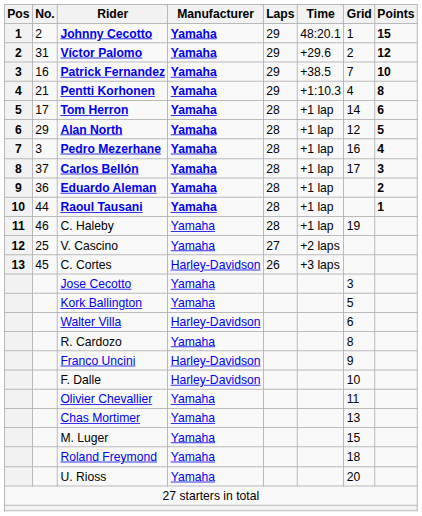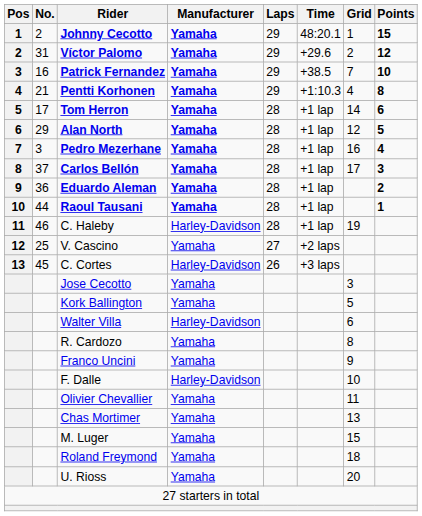(193, 226) Yamaha -> (216, 226) Harley-Davidson
(216, 361) Harley-Davidson -> (193, 361) Yamaha
